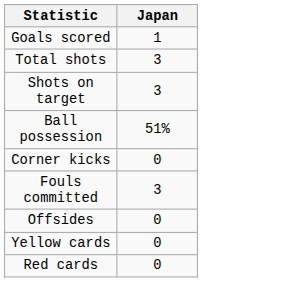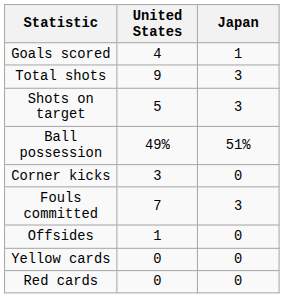+ column: (157, 24)
